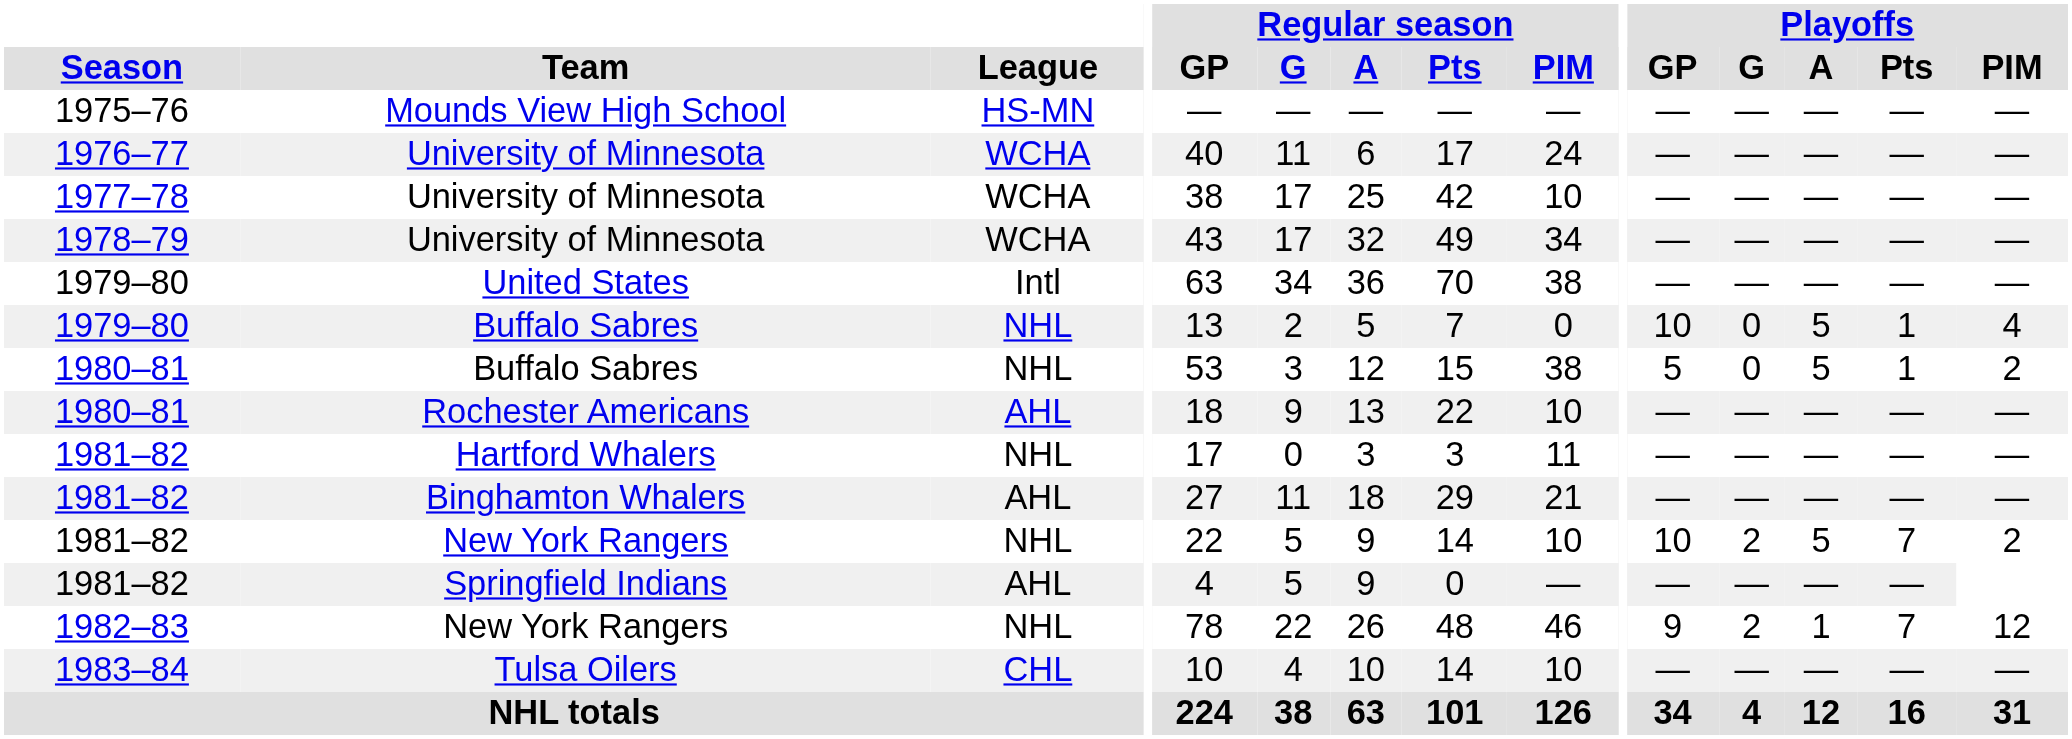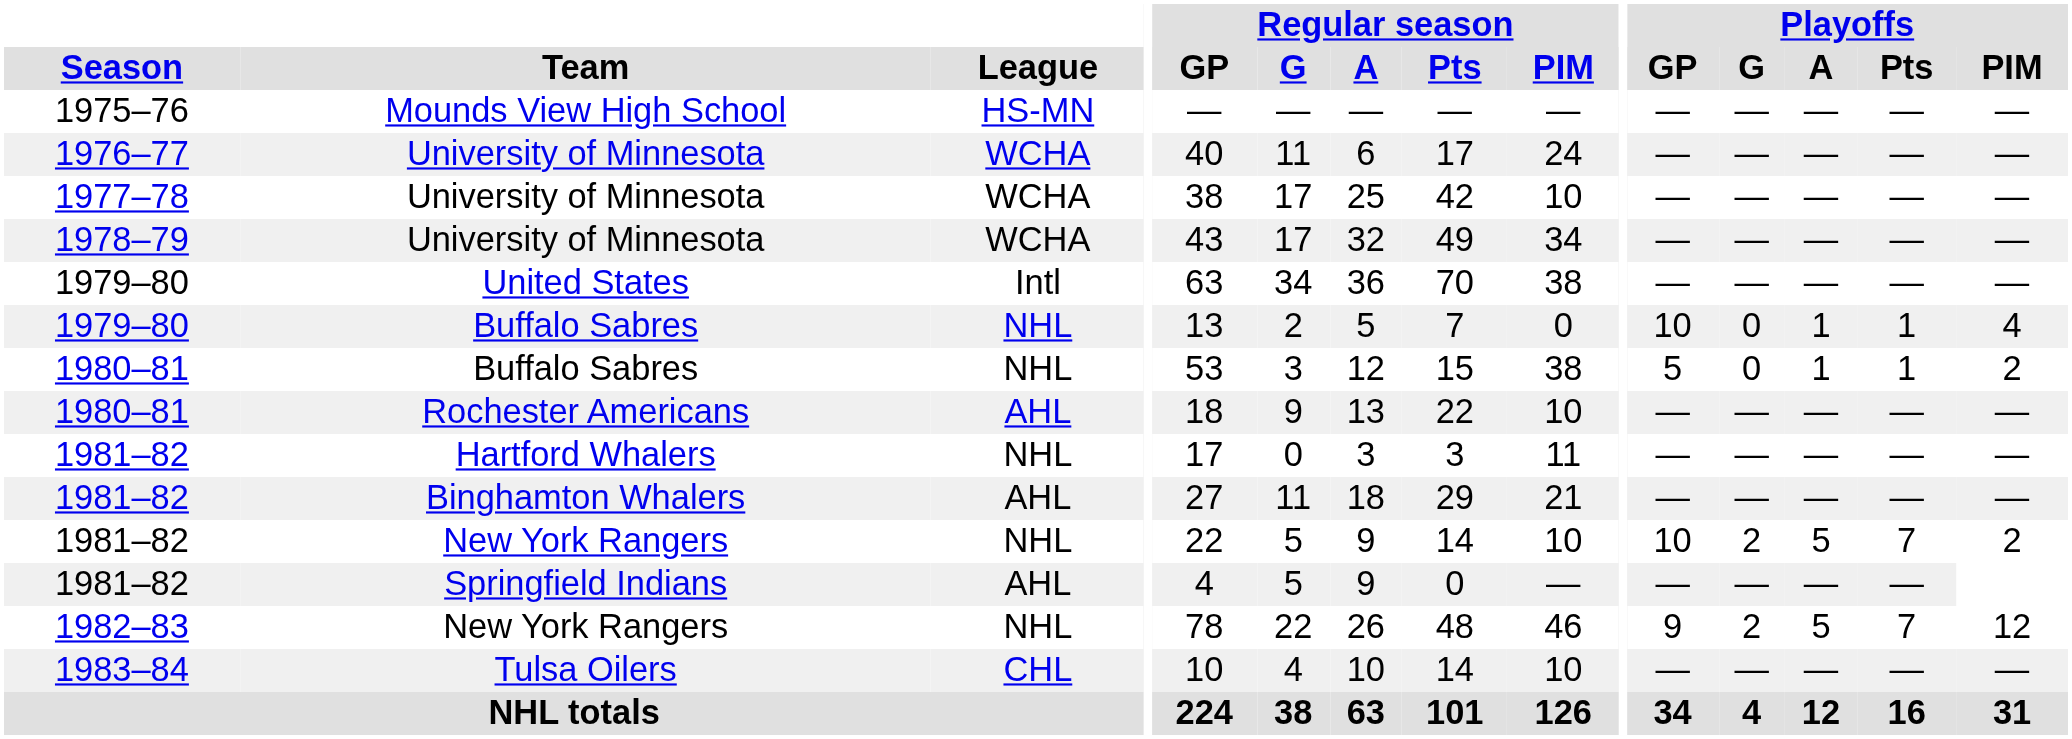(1821, 325) 5 -> (1821, 325) 1
(1821, 368) 5 -> (1821, 368) 1
(1821, 626) 1 -> (1821, 626) 5
